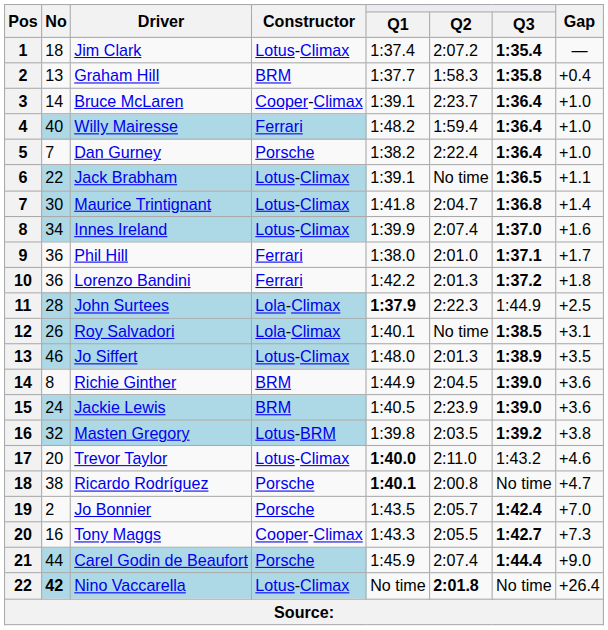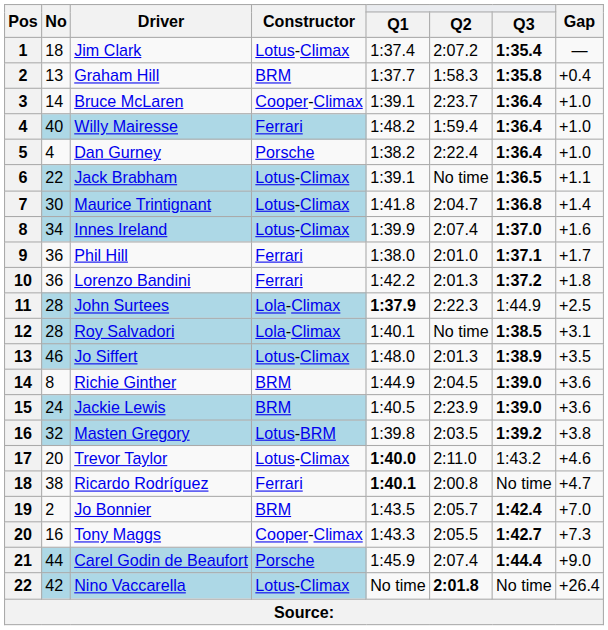(50, 152) 7 -> (50, 152) 4
(54, 331) 26 -> (54, 331) 28
(285, 484) Porsche -> (279, 484) Ferrari
(285, 510) Porsche -> (273, 510) BRM
(54, 586) bold -> (54, 586) normal
